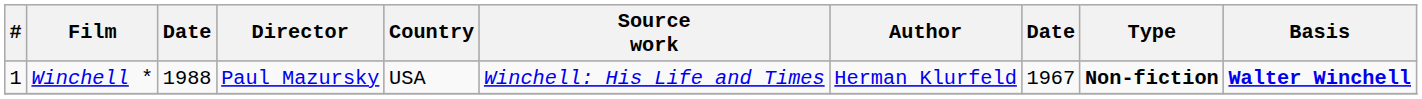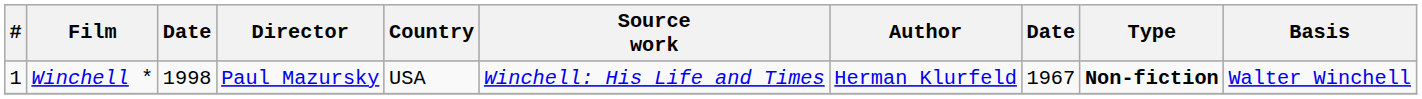(187, 78) 1988 -> (187, 78) 1998
(1320, 78) bold -> (1320, 78) normal
